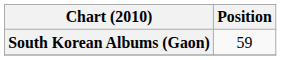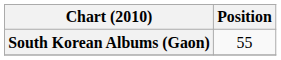(244, 42) 59 -> (244, 42) 55
